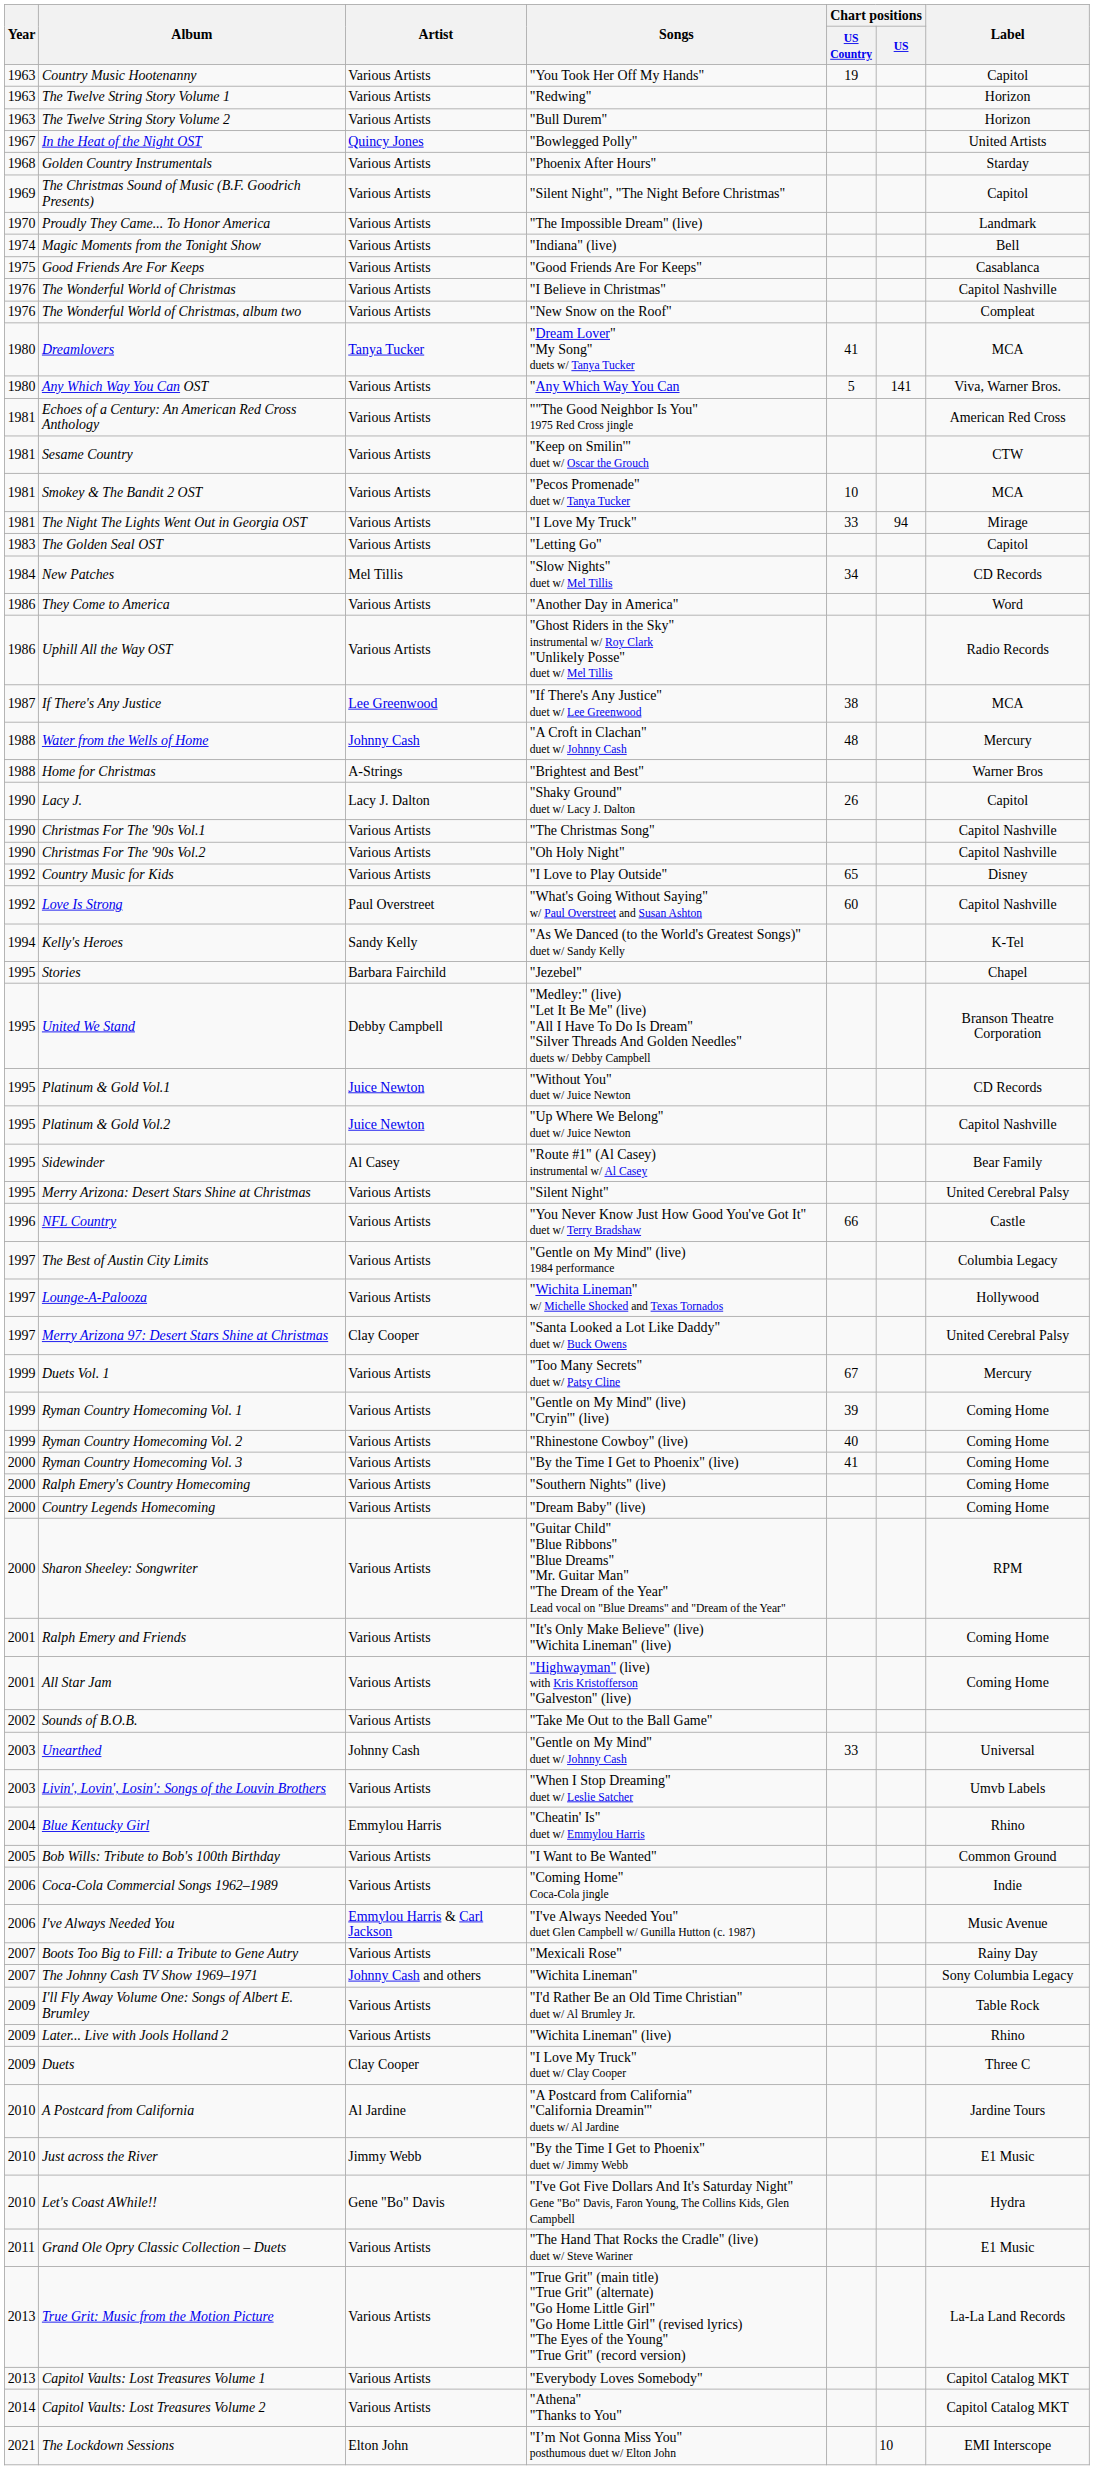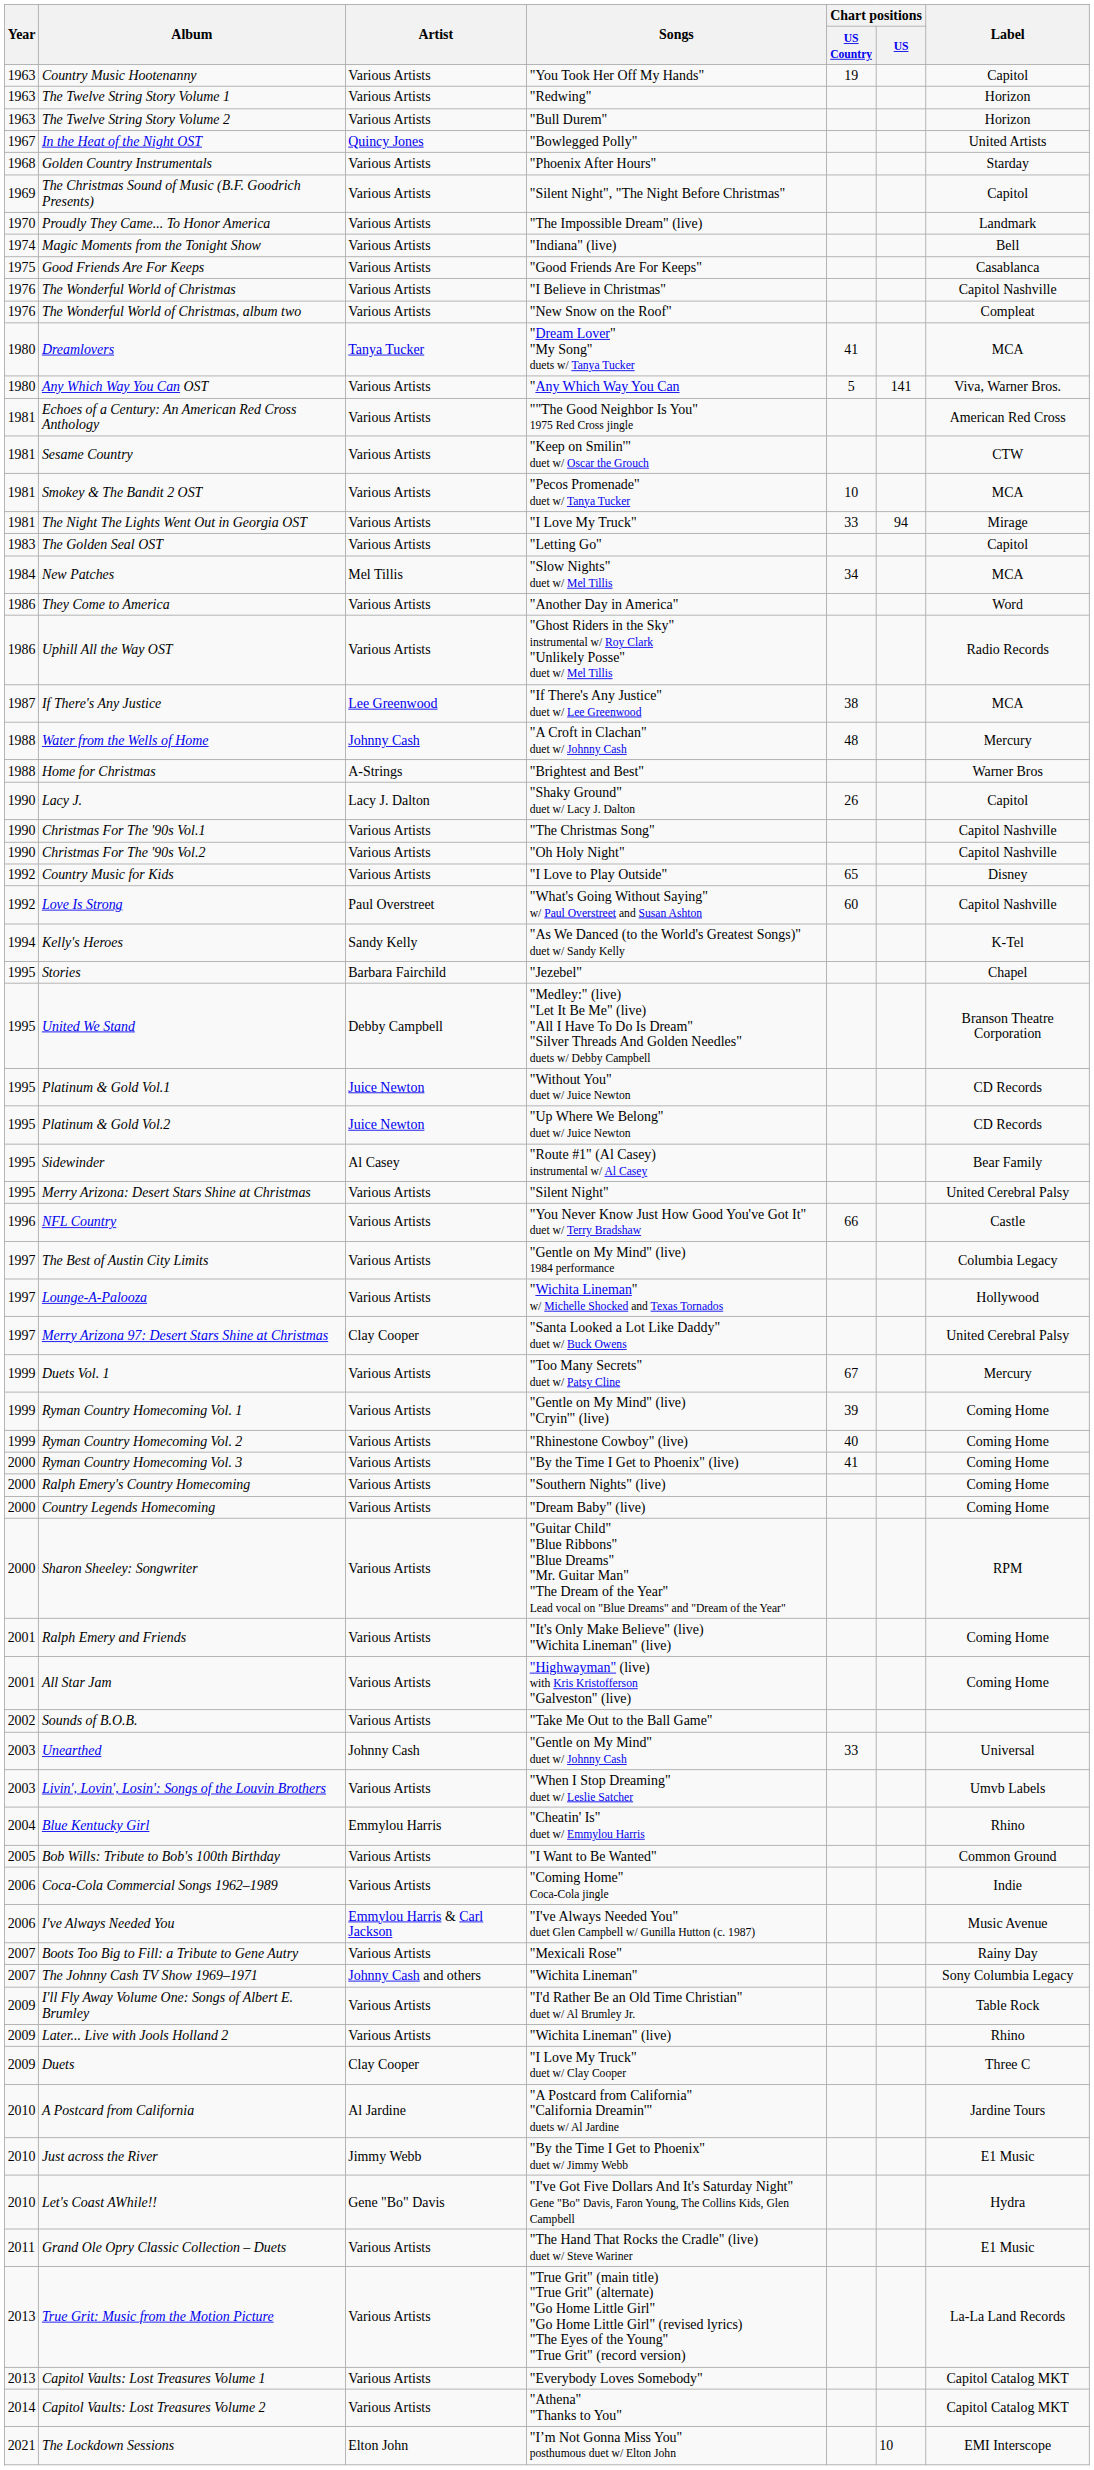(1008, 574) CD Records -> (1008, 574) MCA
(1008, 1124) Capitol Nashville -> (1008, 1124) CD Records
